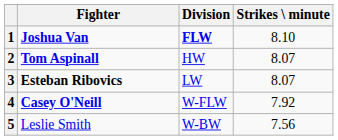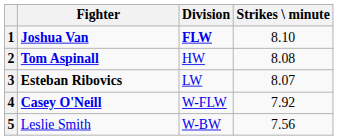(283, 59) 8.07 -> (283, 59) 8.08
